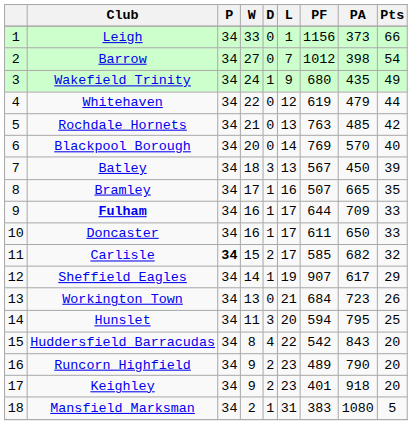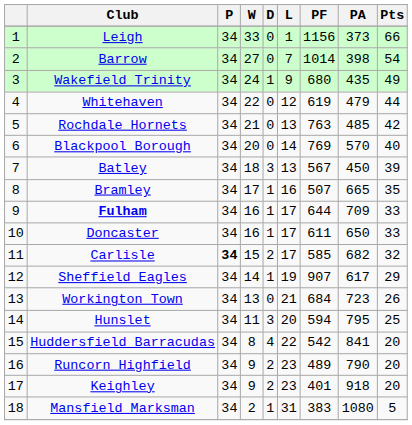(319, 59) 1012 -> (319, 59) 1014
(358, 343) 843 -> (358, 343) 841
